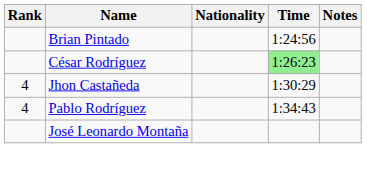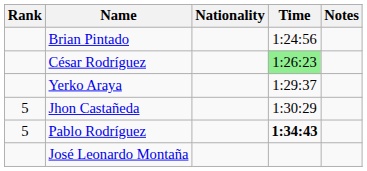+ row: (85, 85)
(25, 85) 4 -> (25, 108) 5
(25, 108) 4 -> (25, 131) 5
(294, 108) normal -> (294, 131) bold
